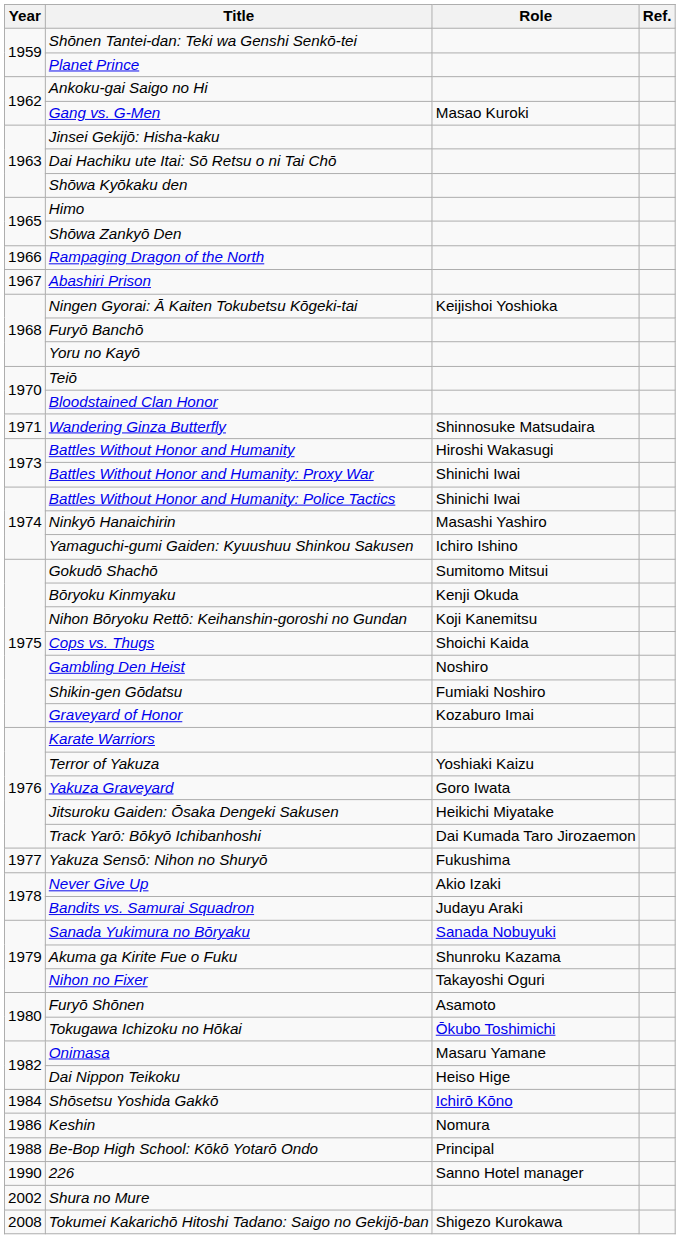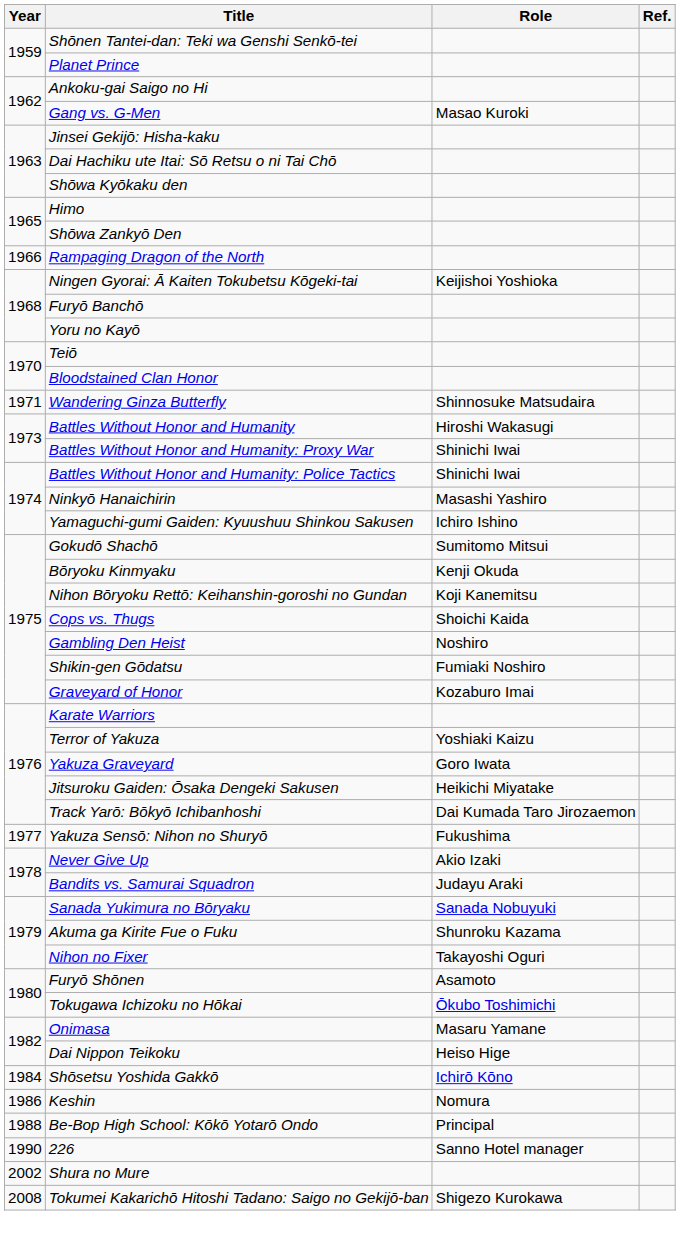- row: (100, 281)
